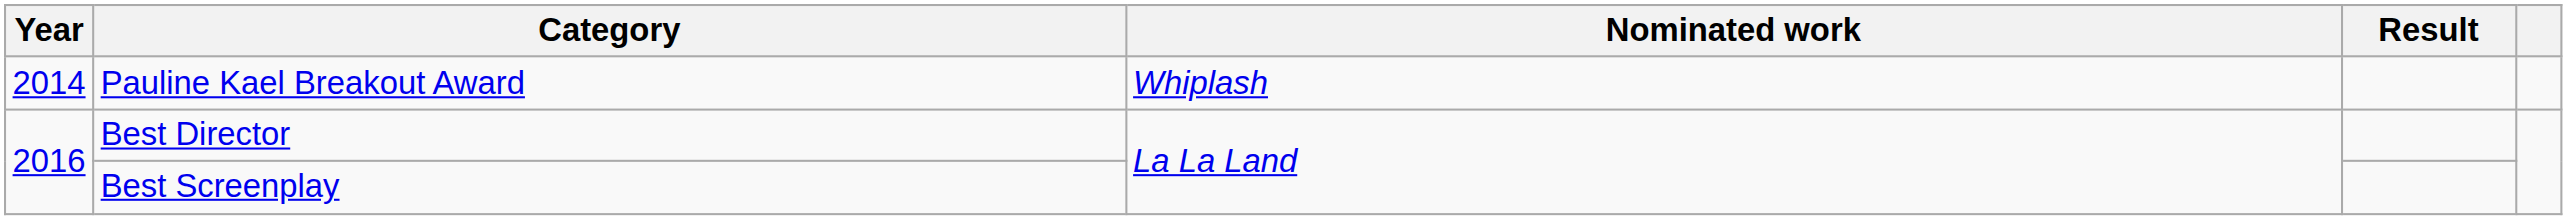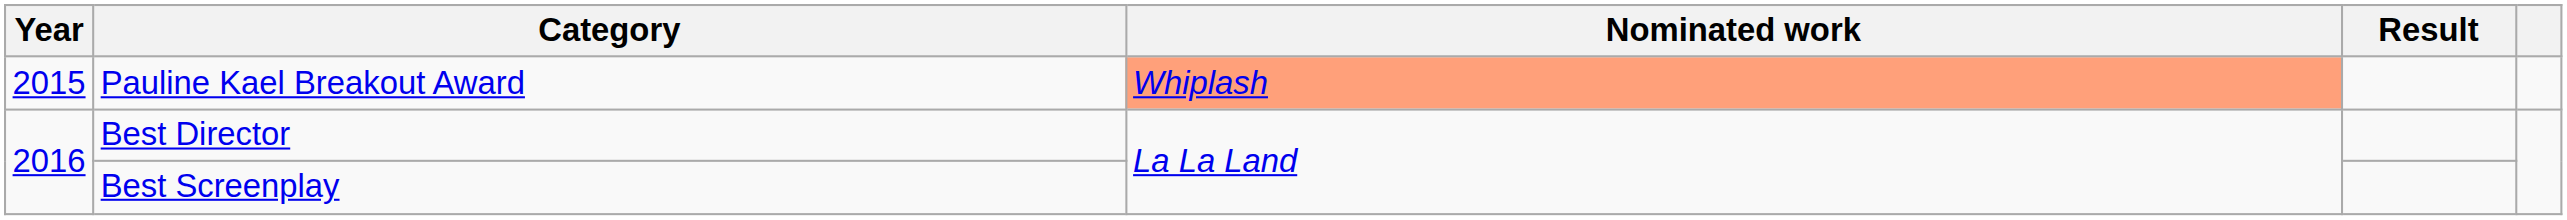(49, 82) 2014 -> (49, 82) 2015
(1201, 82) no background -> (1201, 82) lightsalmon background
